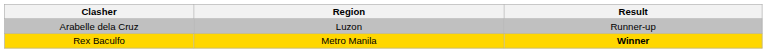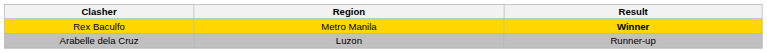rows swapped: (99, 41) <-> (99, 26)
